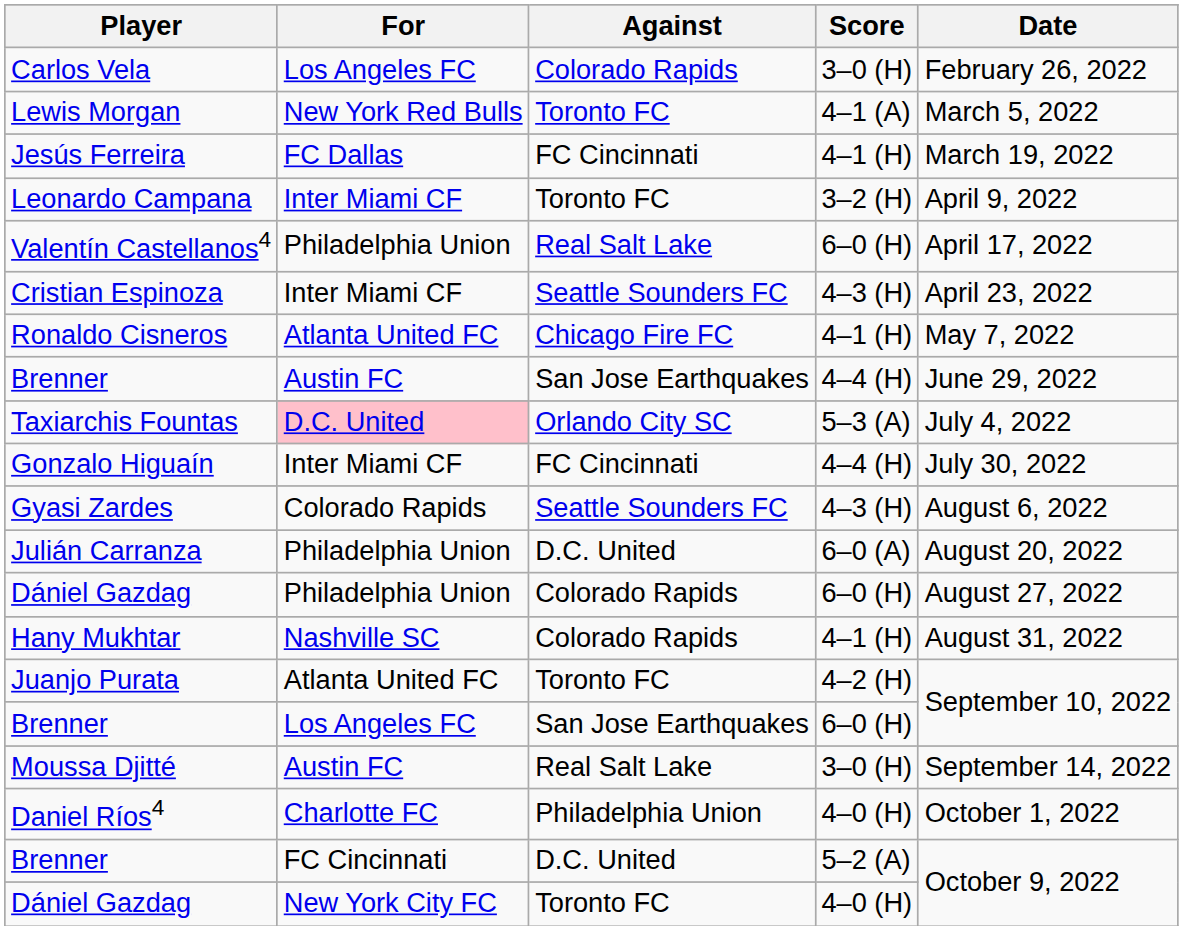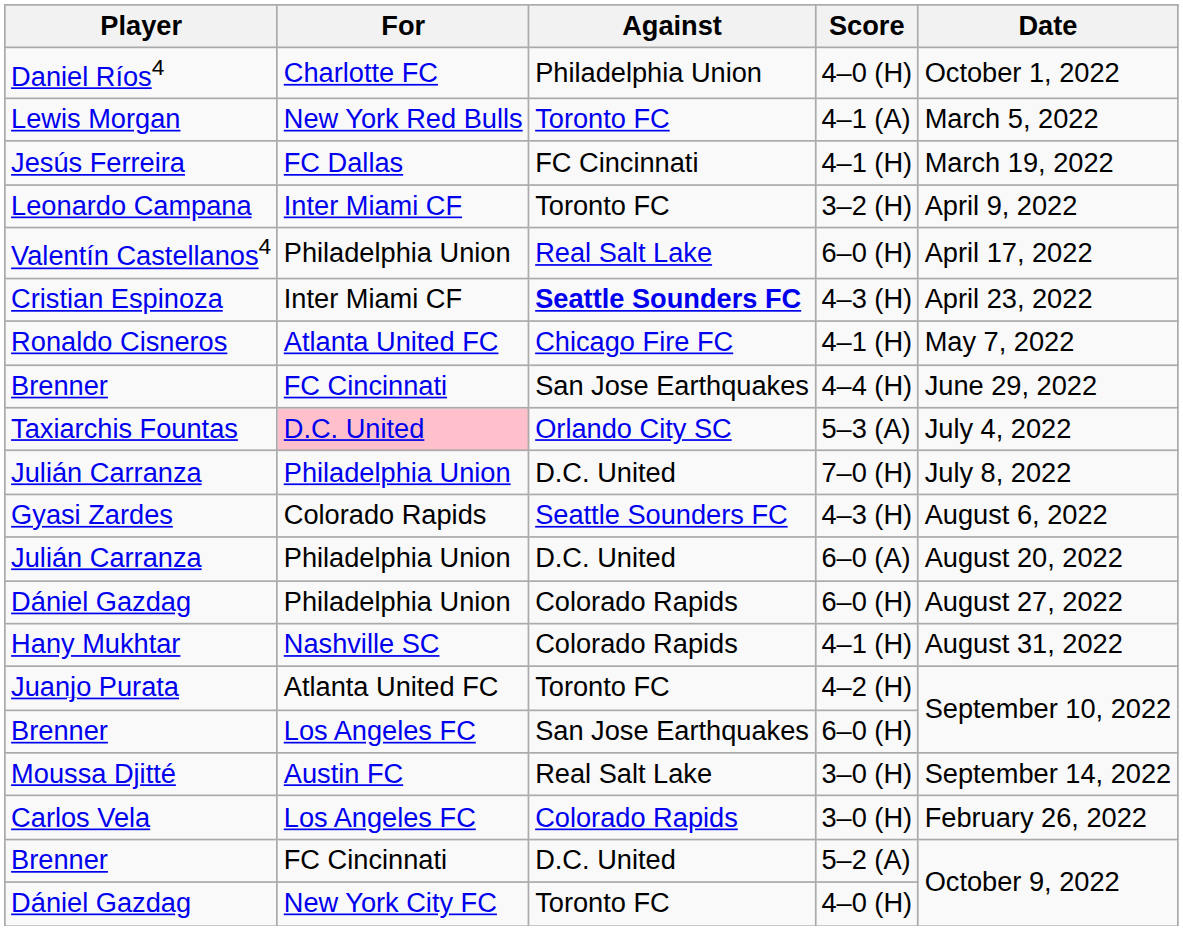rows swapped: (81, 69) <-> (88, 813)
(661, 292) normal -> (668, 299) bold
(343, 378) Austin FC -> (365, 385) FC Cincinnati
+ row: (106, 472)
- row: (112, 464)
